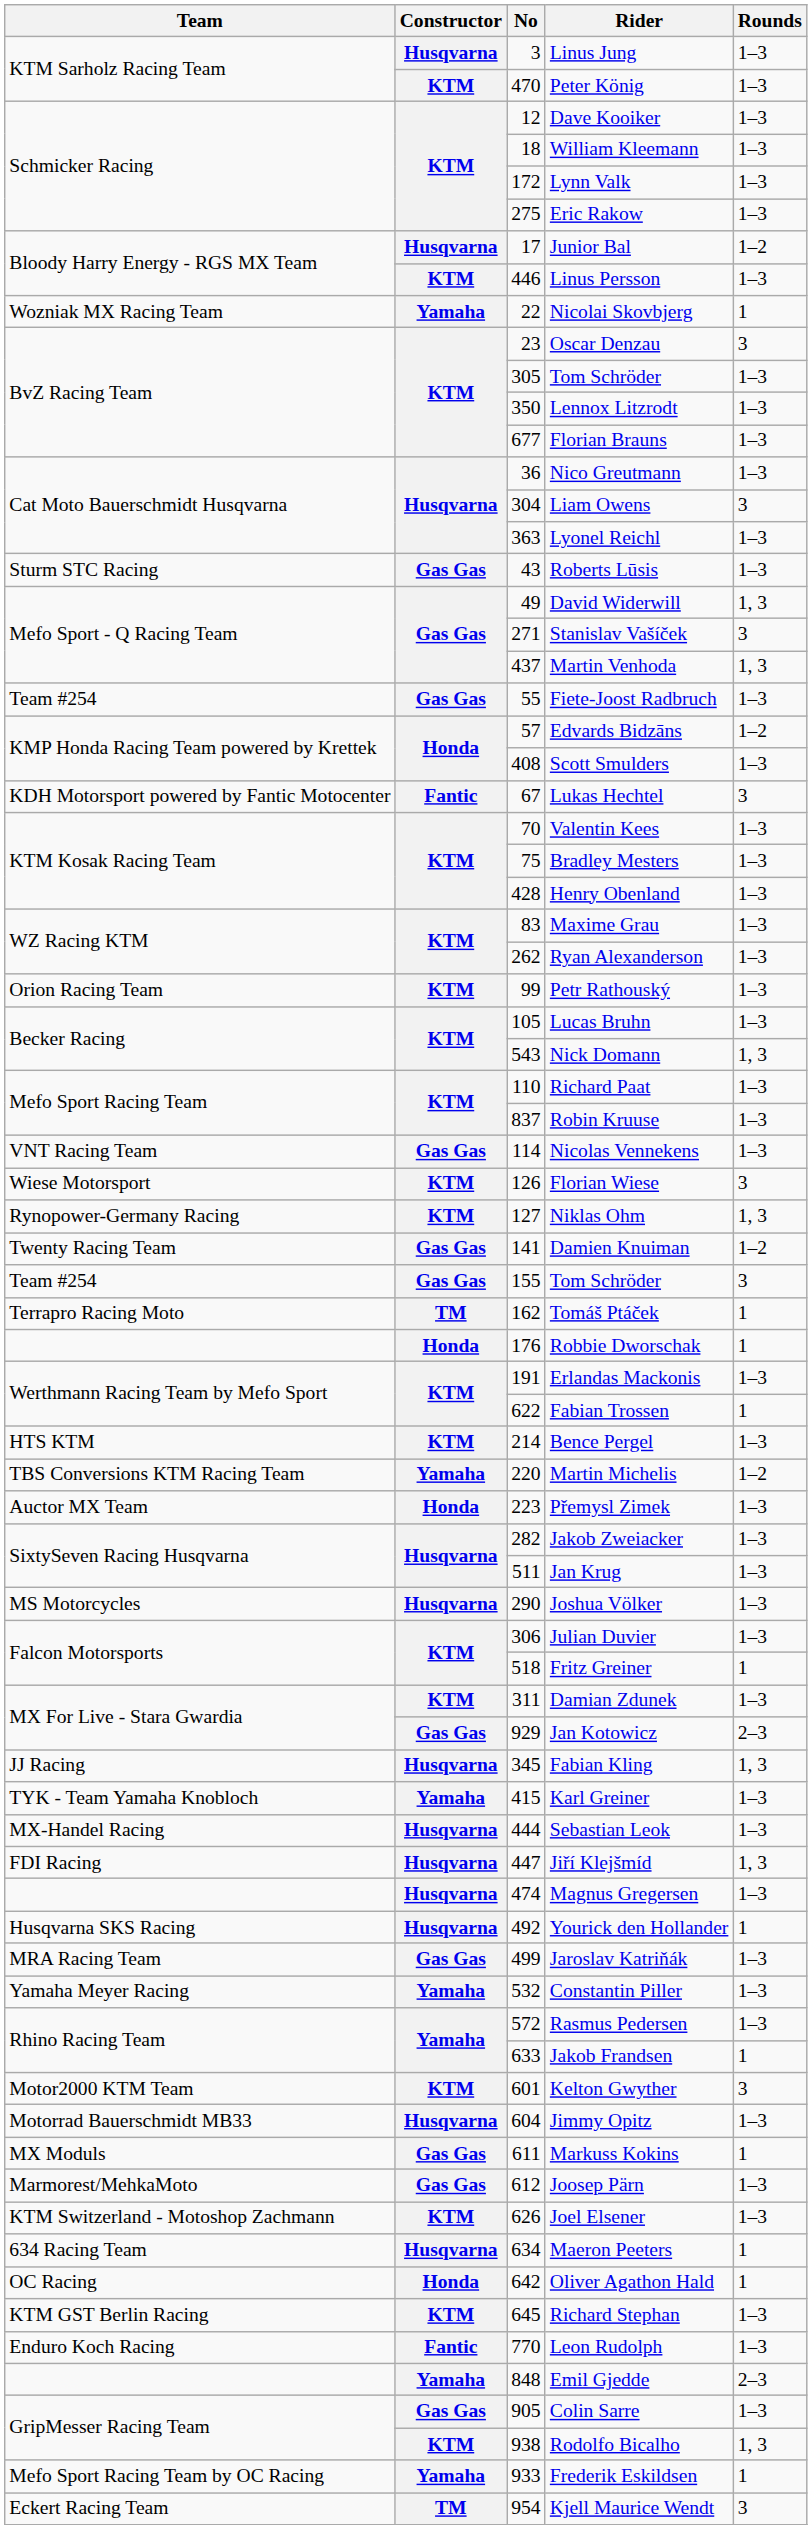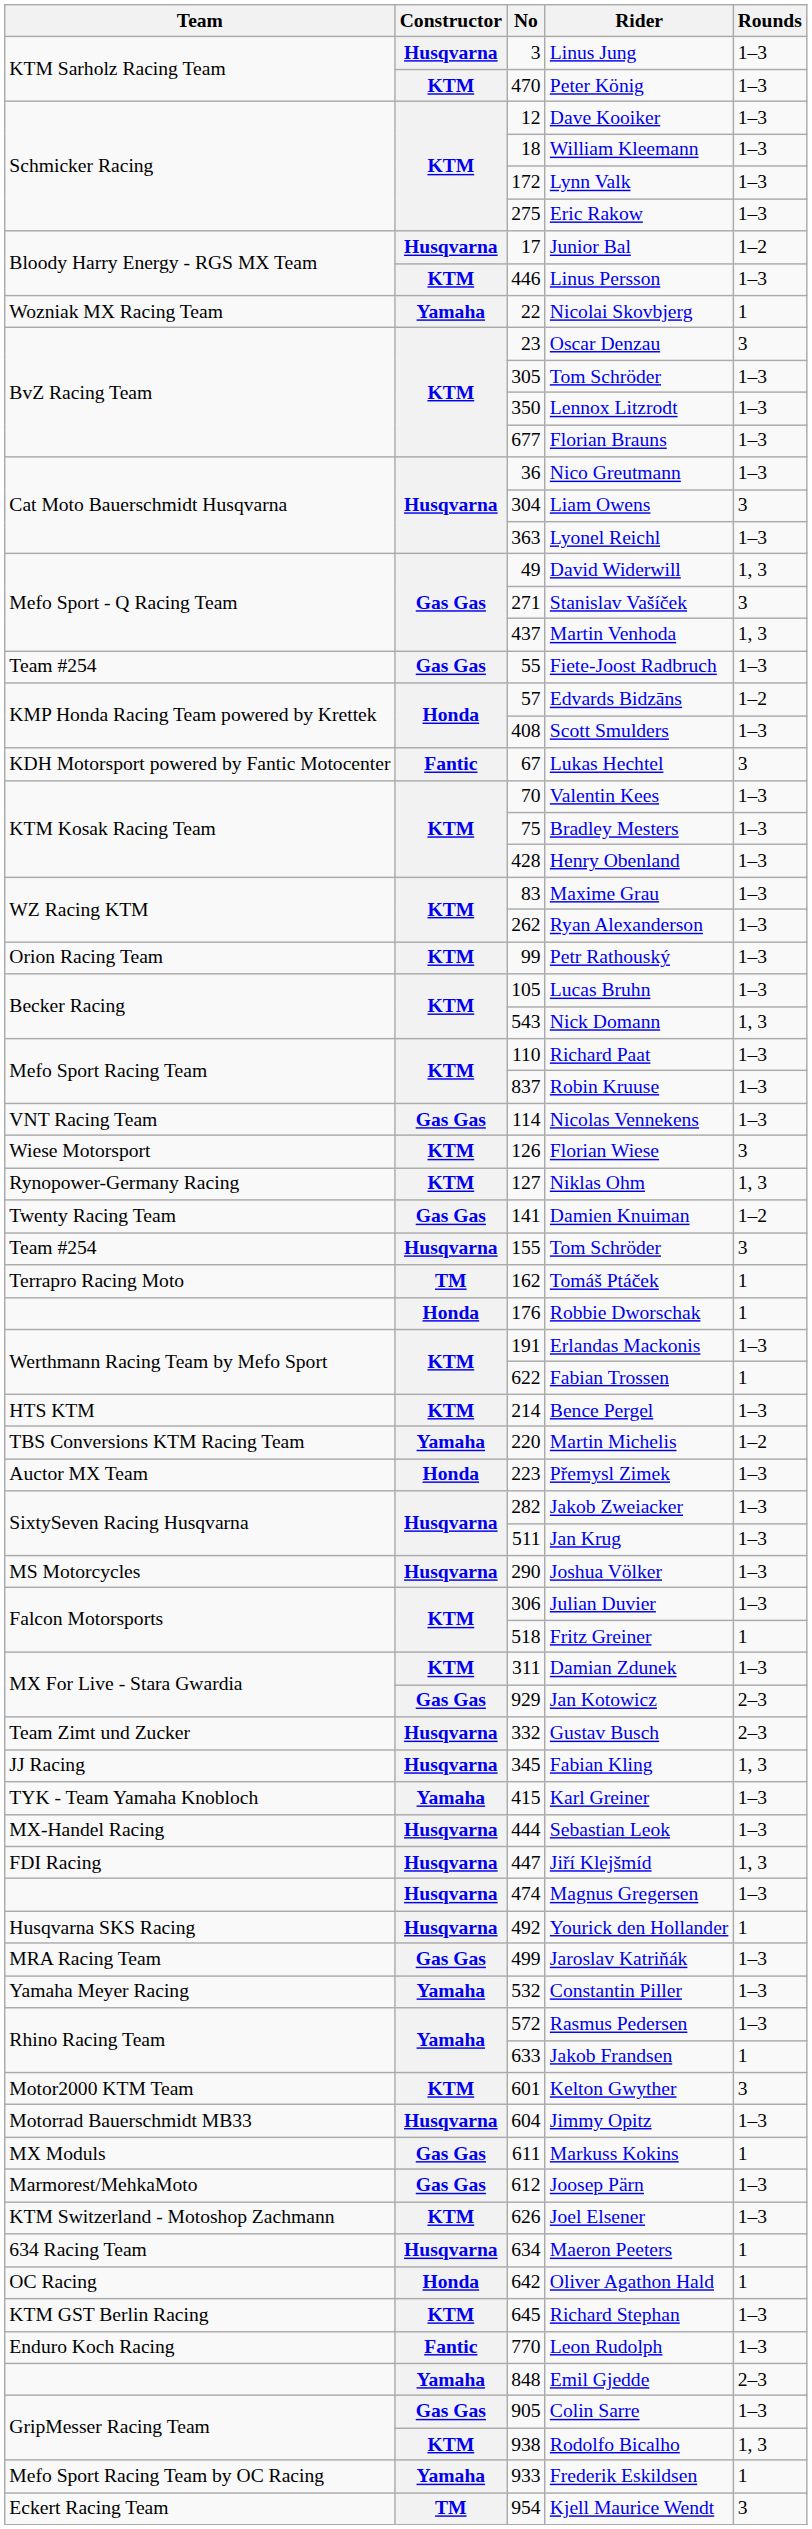- row: (531, 569)
(451, 1280) Gas Gas -> (451, 1248) Husqvarna
+ row: (526, 1732)
